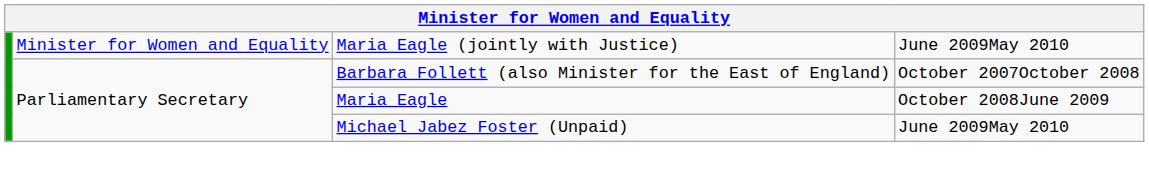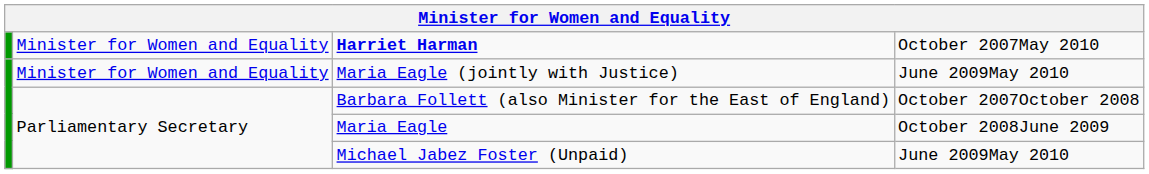+ row: (407, 46)
